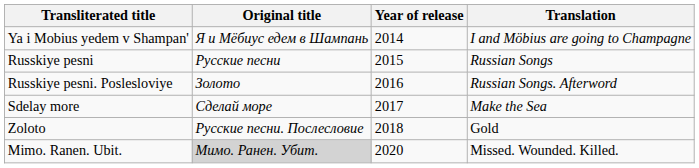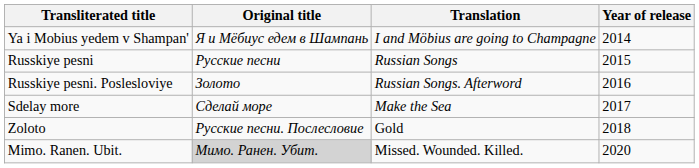columns swapped: (581, 15) <-> (419, 15)
